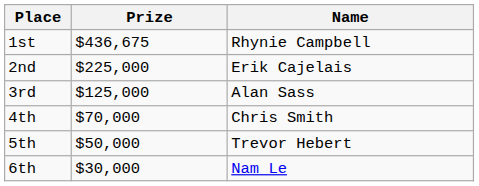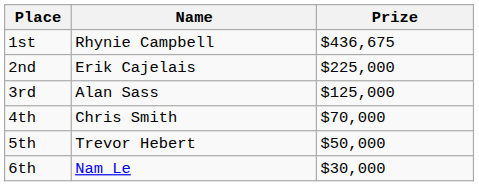columns swapped: (350, 17) <-> (150, 17)
